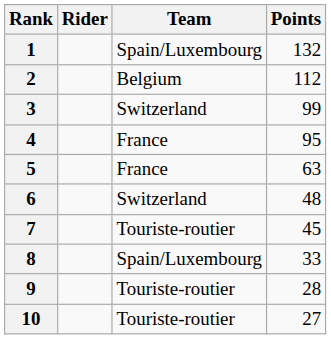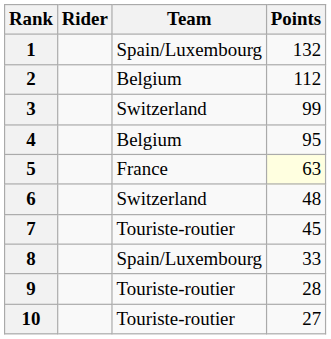(142, 139) France -> (149, 139) Belgium
(312, 169) no background -> (312, 169) lightyellow background
